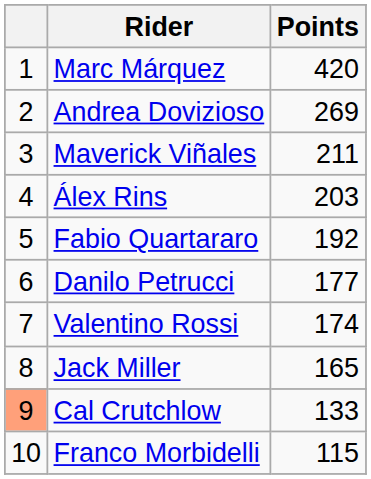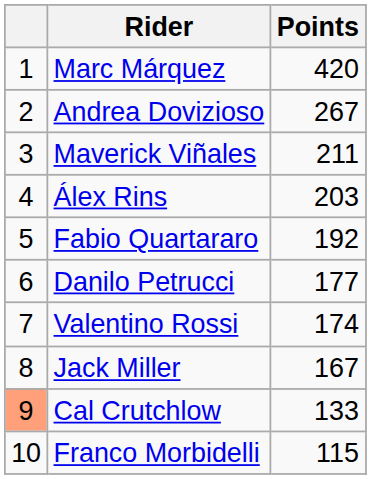(336, 112) 269 -> (336, 112) 267
(336, 367) 165 -> (336, 367) 167
